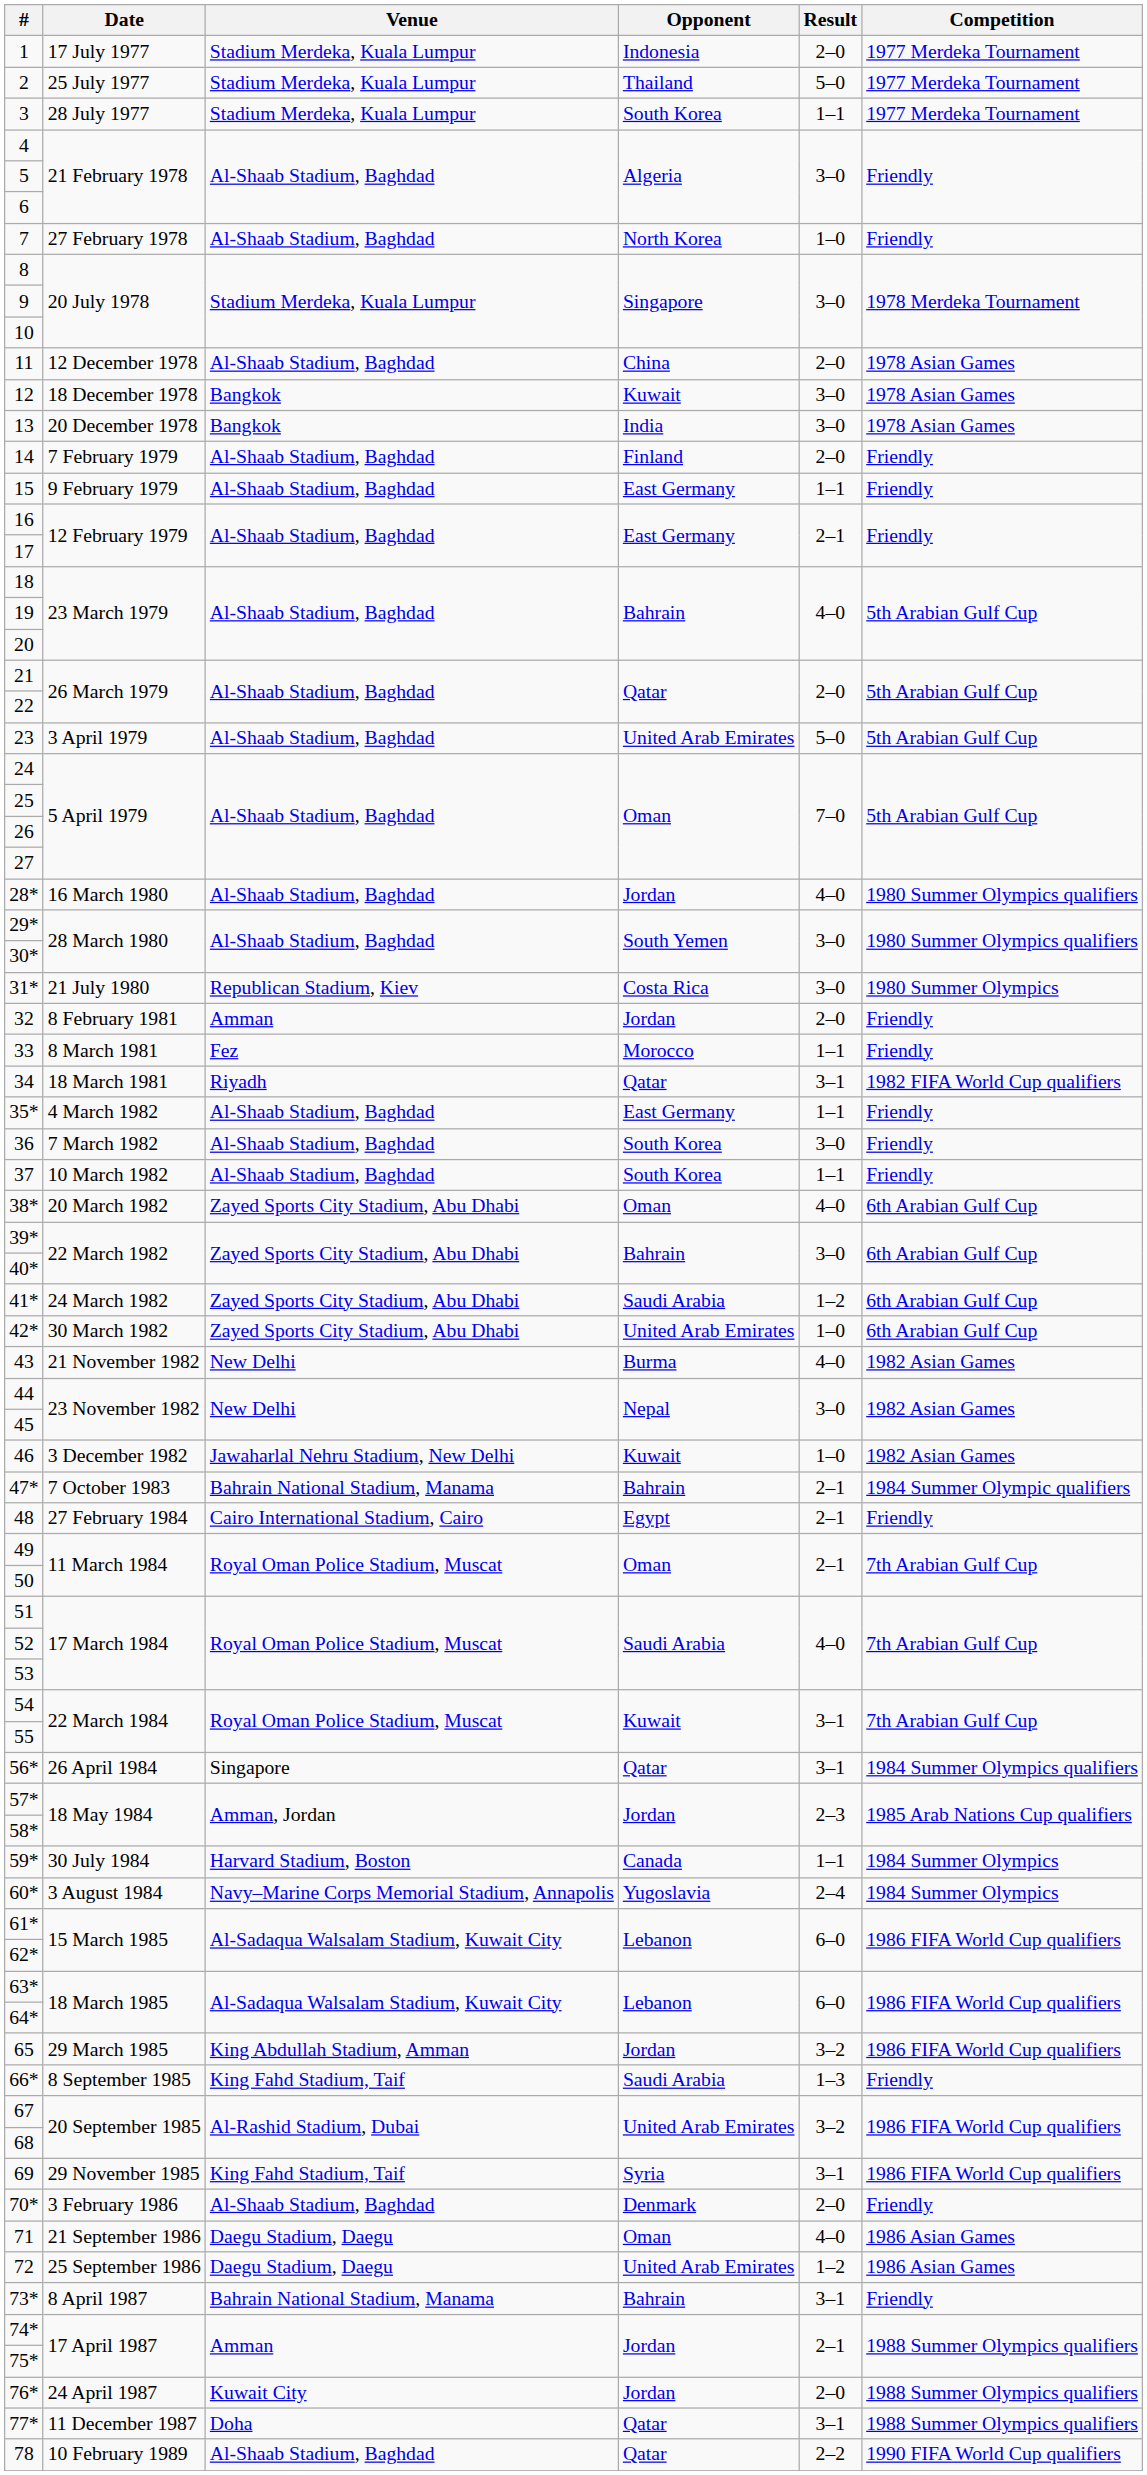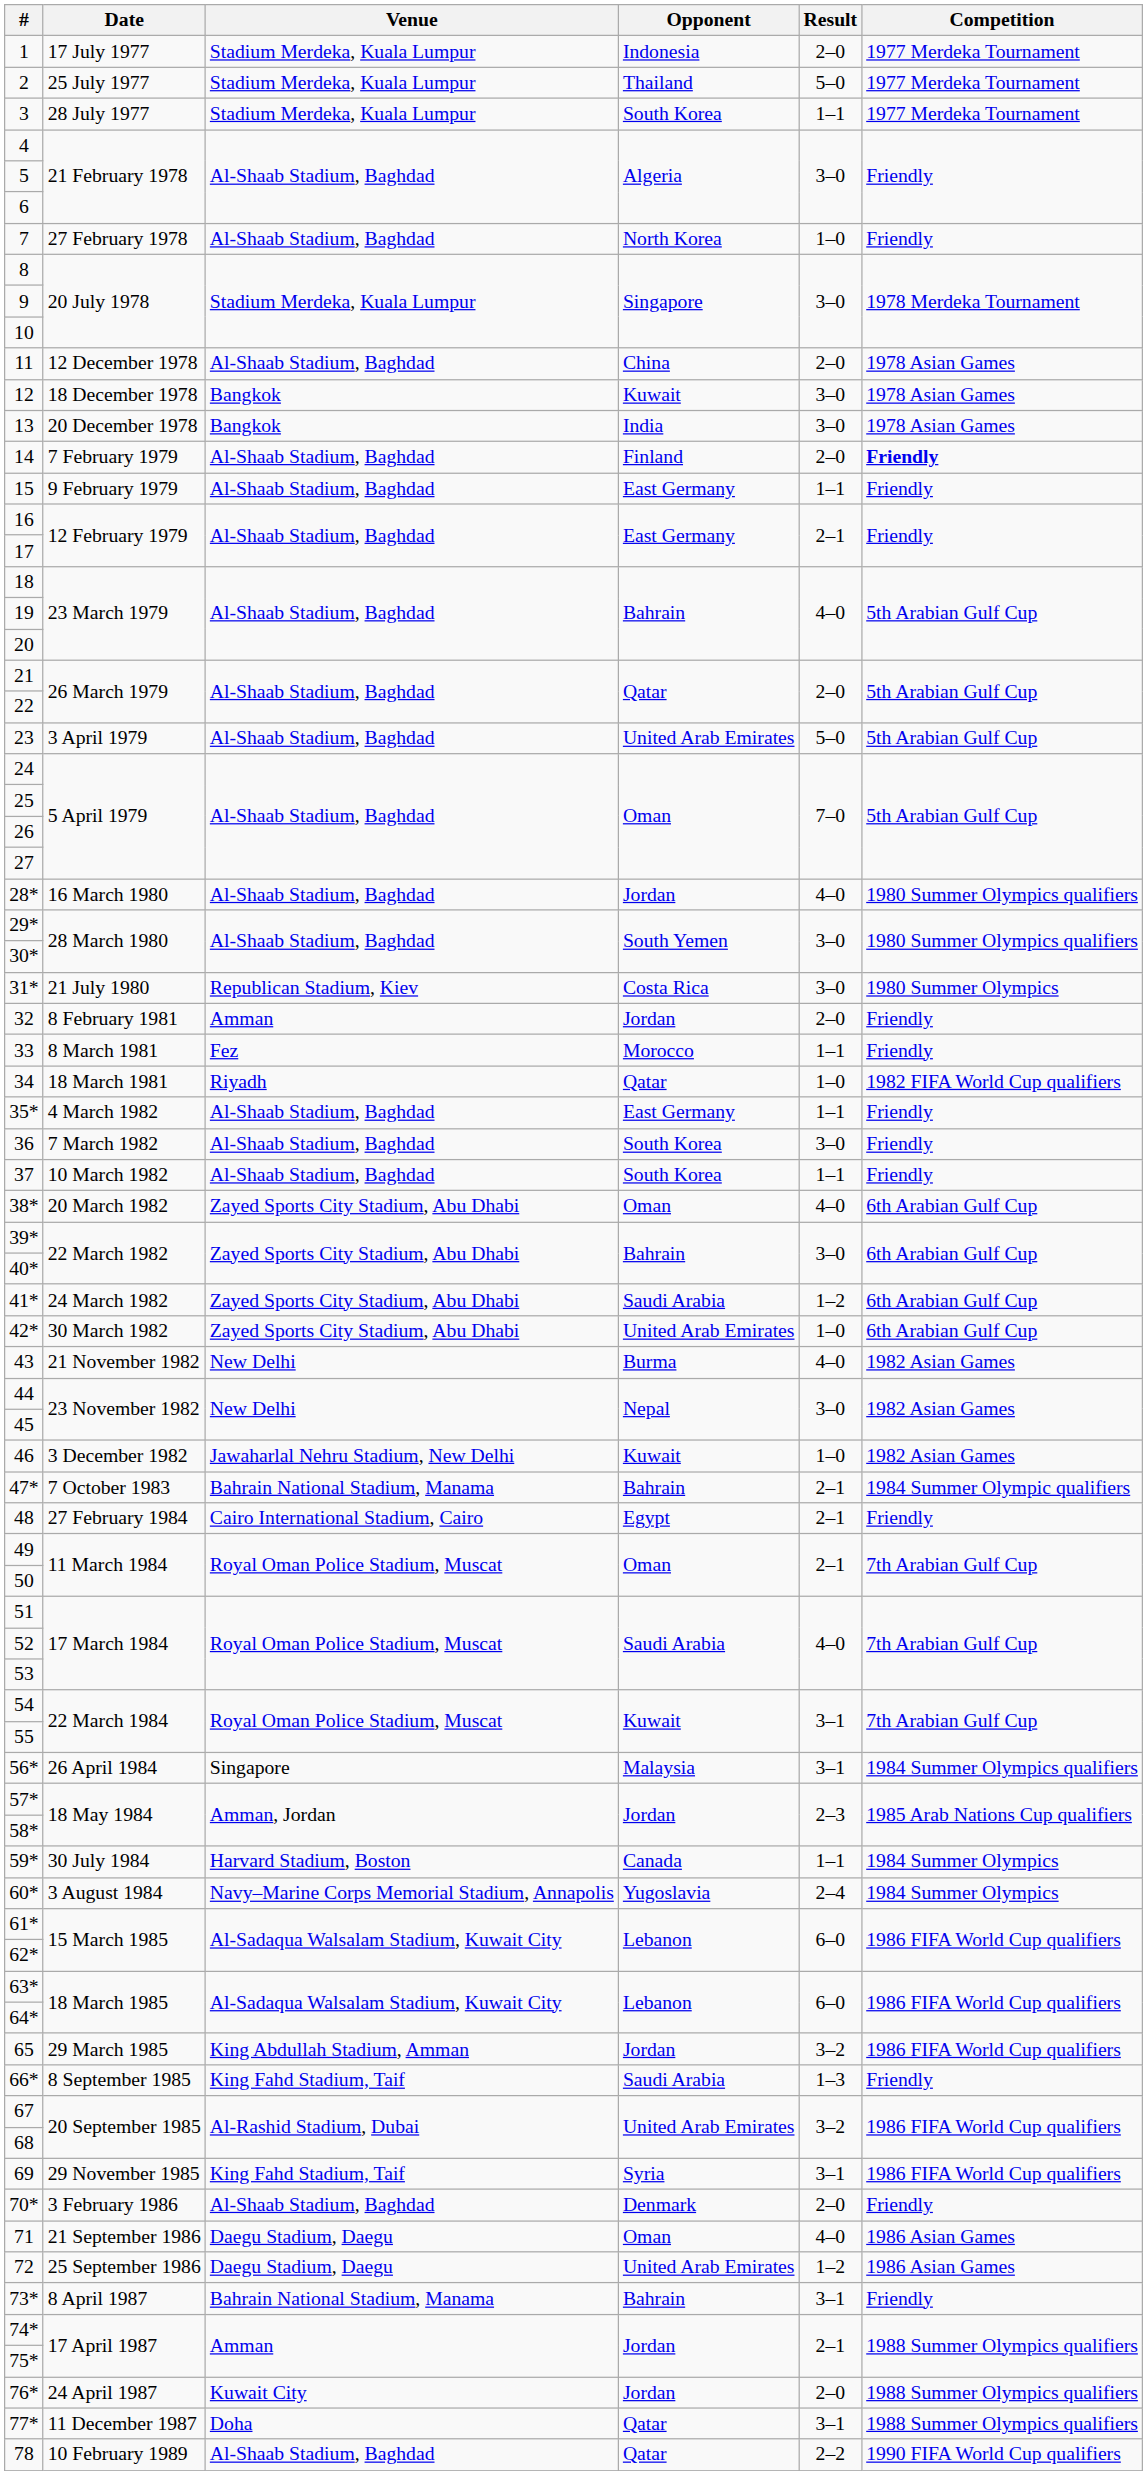(900, 457) normal -> (902, 457) bold
(830, 1081) 3–1 -> (830, 1081) 1–0
(645, 1767) Qatar -> (659, 1767) Malaysia
